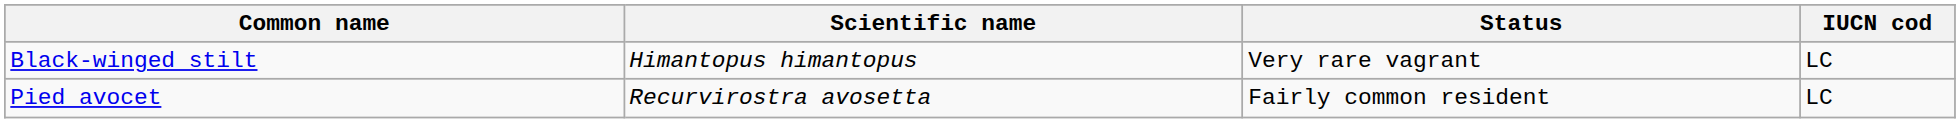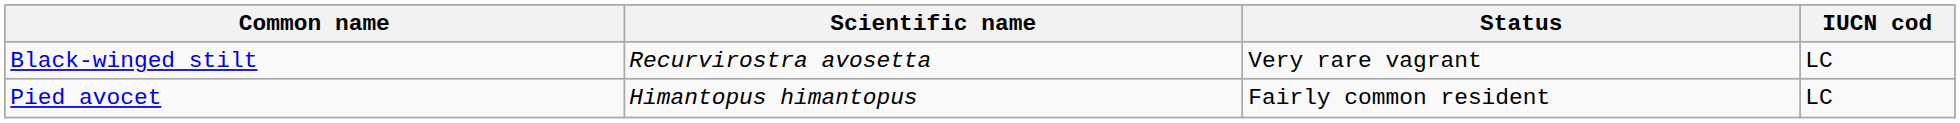(773, 61) Himantopus himantopus -> (780, 61) Recurvirostra avosetta
(780, 98) Recurvirostra avosetta -> (773, 98) Himantopus himantopus
